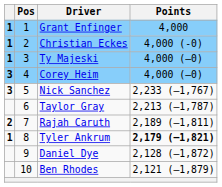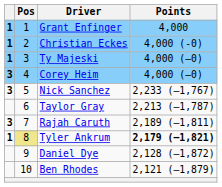(10, 123) 2 -> (10, 123) 3
(26, 139) no background -> (26, 139) khaki background
